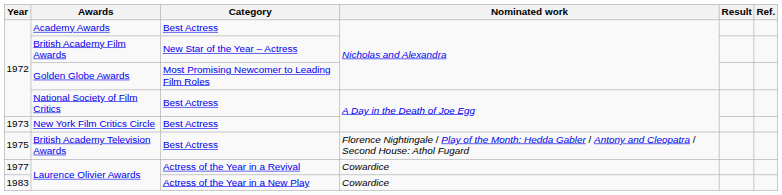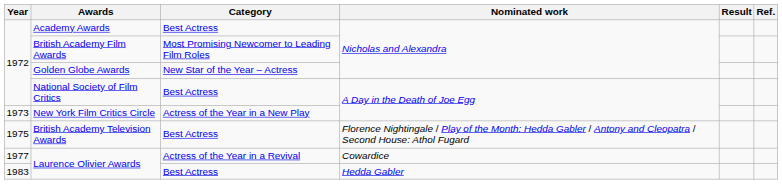(230, 49) New Star of the Year – Actress -> (247, 49) Most Promising Newcomer to Leading Film Roles
(247, 76) Most Promising Newcomer to Leading Film Roles -> (230, 70) New Star of the Year – Actress
(190, 124) Best Actress -> (236, 113) Actress of the Year in a New Play
(236, 182) Actress of the Year in a New Play -> (190, 171) Best Actress
(365, 182) Cowardice -> (373, 171) Hedda Gabler
